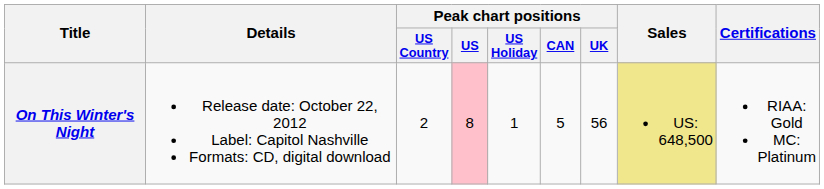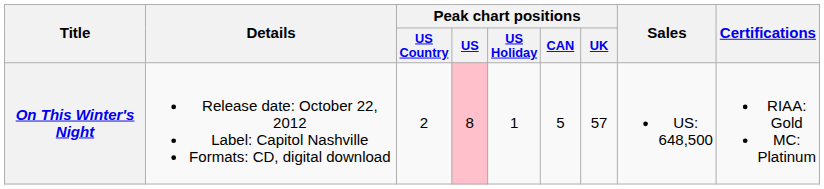(599, 123) 56 -> (599, 123) 57
(667, 132) khaki background -> (667, 132) no background
